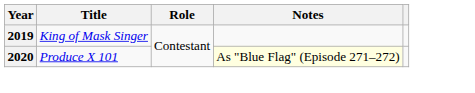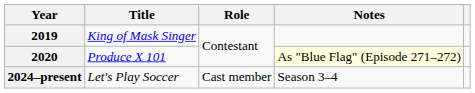+ row: (44, 77)
